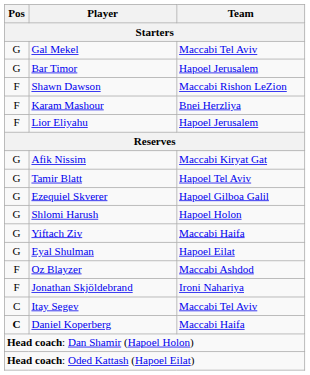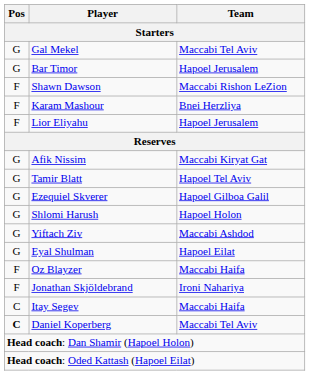(212, 233) Maccabi Haifa -> (216, 233) Maccabi Ashdod
(216, 270) Maccabi Ashdod -> (212, 270) Maccabi Haifa
(218, 306) Maccabi Tel Aviv -> (212, 306) Maccabi Haifa
(212, 324) Maccabi Haifa -> (218, 324) Maccabi Tel Aviv
